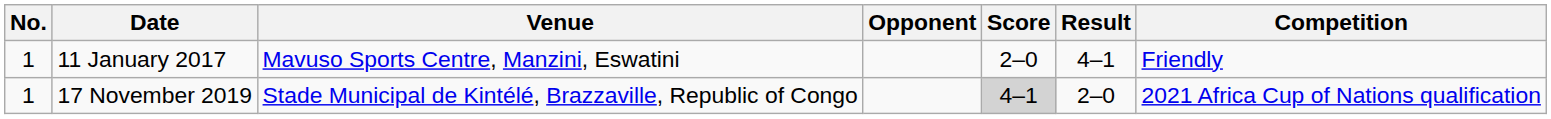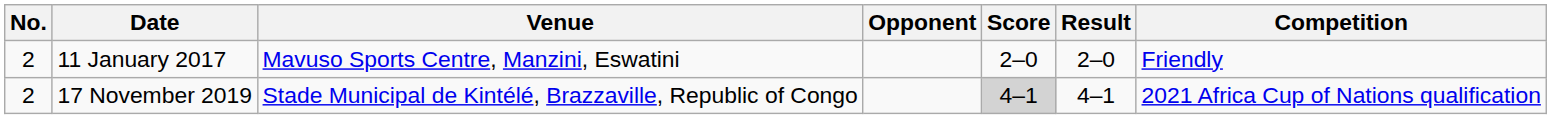(28, 58) 1 -> (28, 58) 2
(1096, 58) 4–1 -> (1096, 58) 2–0
(28, 95) 1 -> (28, 95) 2
(1096, 95) 2–0 -> (1096, 95) 4–1
